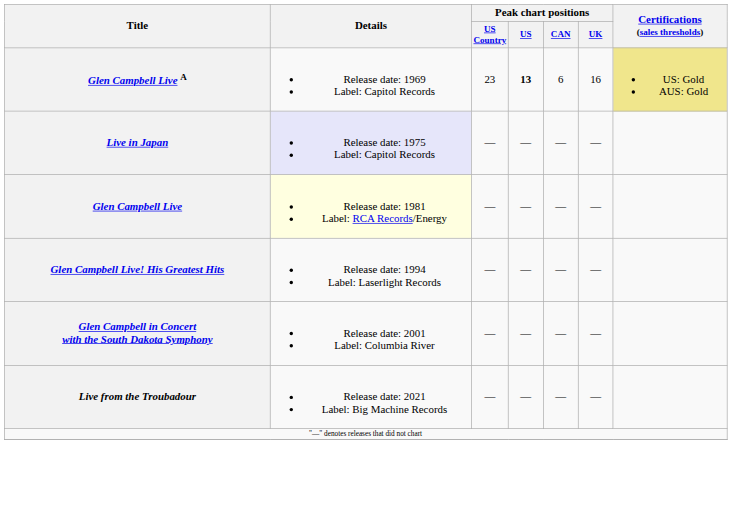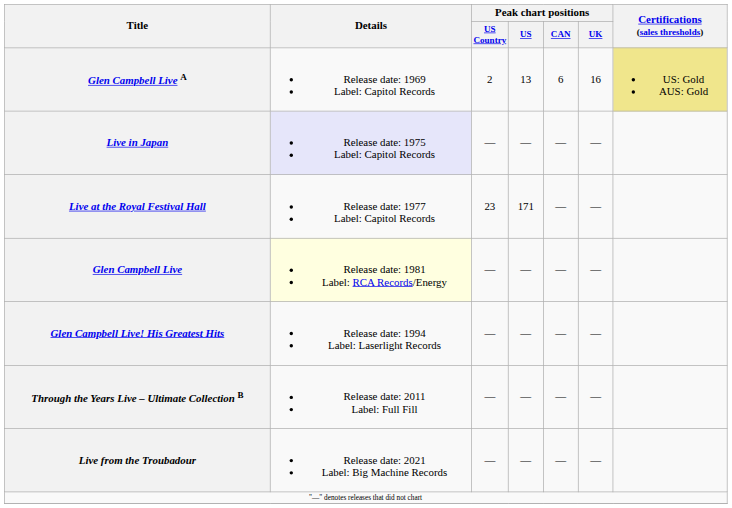(490, 79) 23 -> (490, 79) 2
(526, 79) bold -> (526, 79) normal
+ row: (137, 206)
- row: (137, 333)
+ row: (137, 397)
